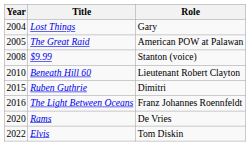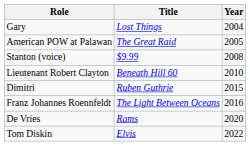columns swapped: (16, 12) <-> (191, 12)
